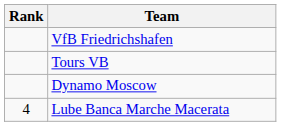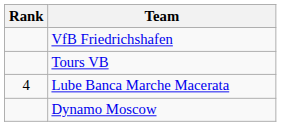rows swapped: (104, 86) <-> (140, 109)
